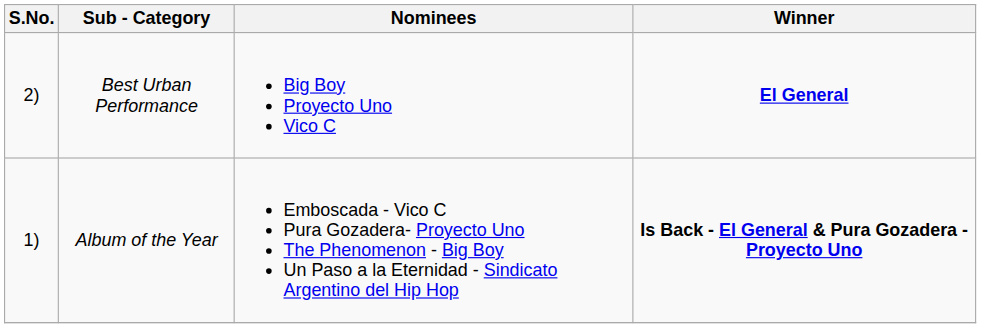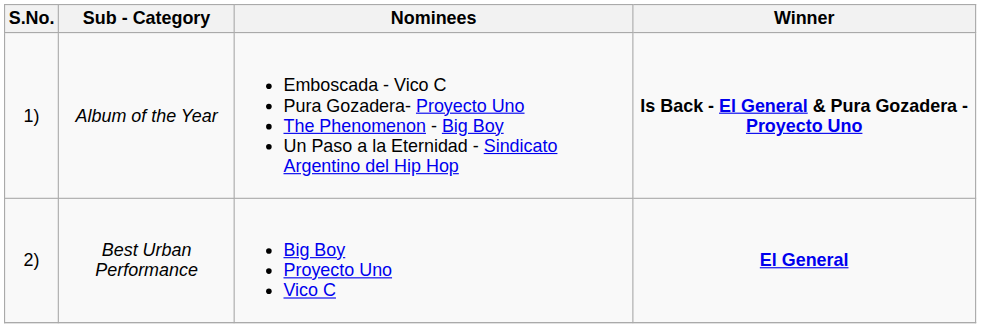rows swapped: (147, 240) <-> (147, 95)
